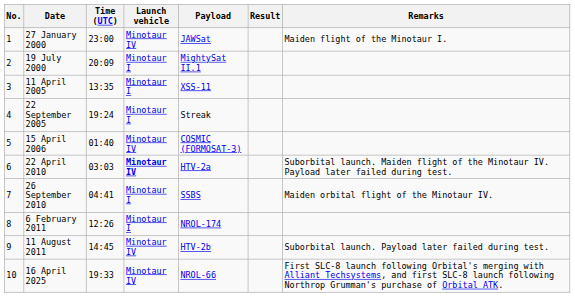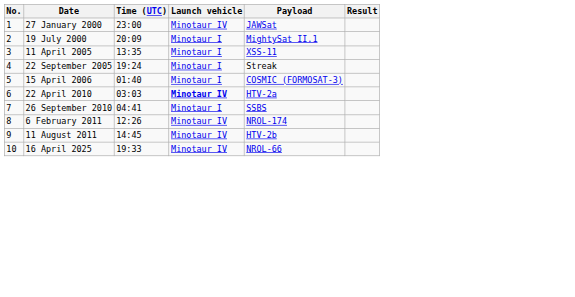- column: (426, 16)
(146, 143) Minotaur IV -> (196, 80) Minotaur I
(146, 224) Minotaur I -> (199, 121) Minotaur IV
